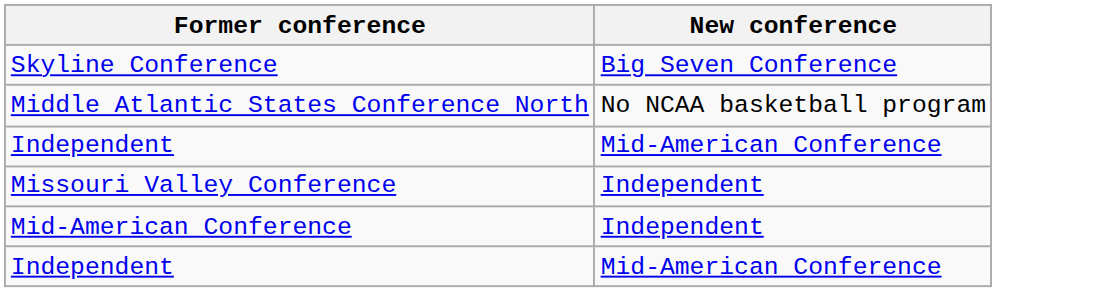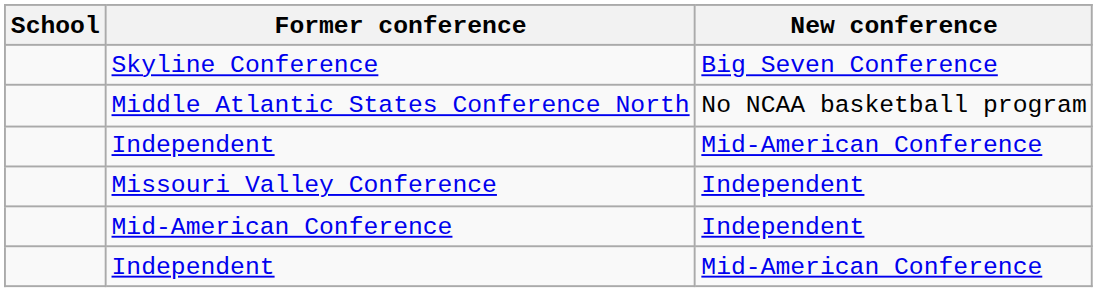+ column: (55, 25)
